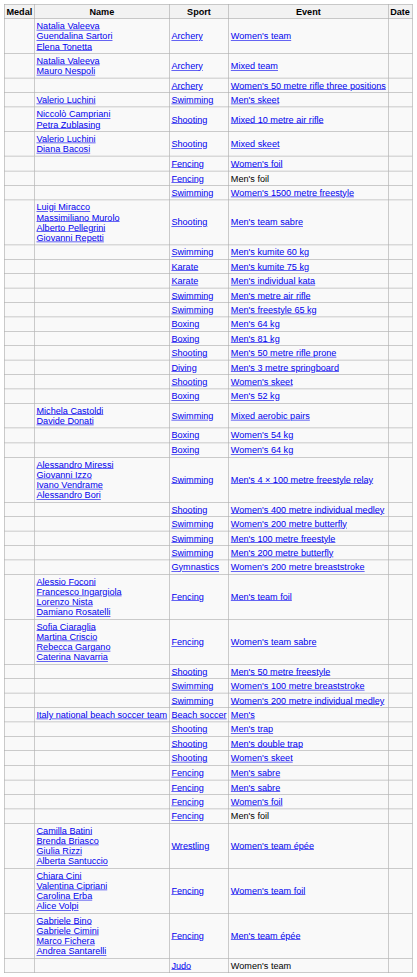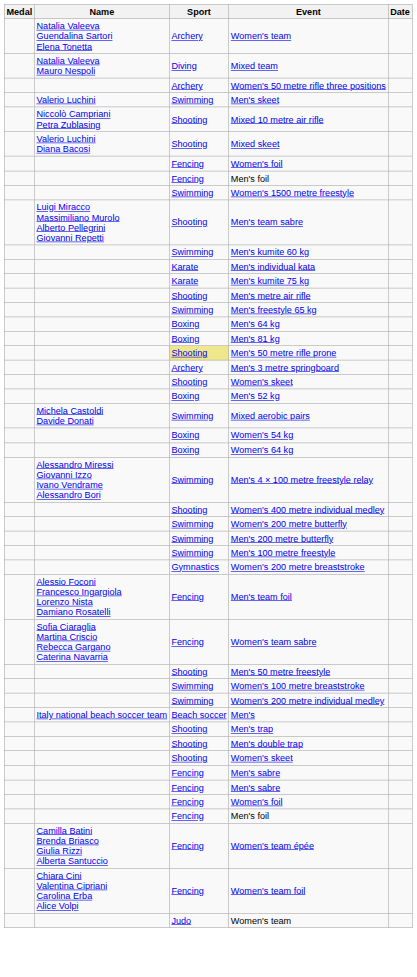(187, 66) Archery -> (184, 66) Diving
rows swapped: (102, 267) <-> (102, 281)
(192, 295) Swimming -> (189, 295) Shooting
(189, 353) no background -> (189, 353) khaki background
(184, 368) Diving -> (187, 368) Archery
rows swapped: (102, 538) <-> (102, 553)
(190, 846) Wrestling -> (188, 846) Fencing
- row: (71, 936)
